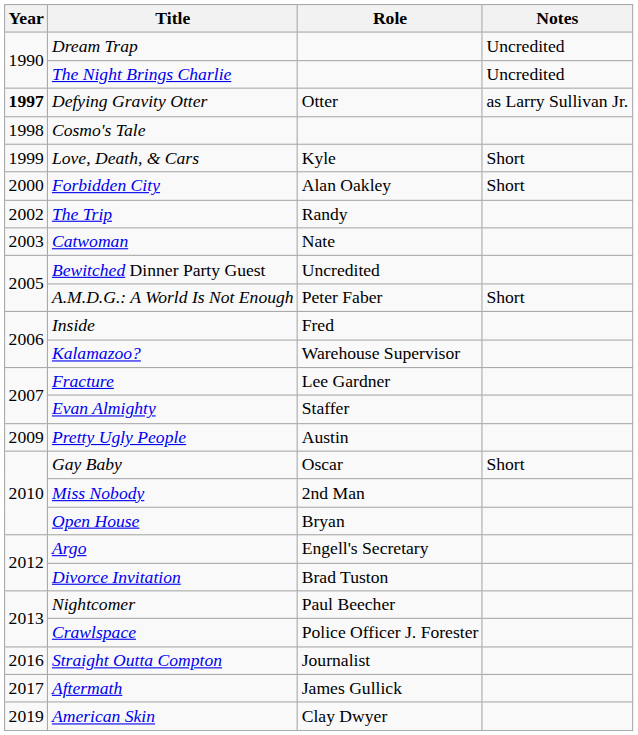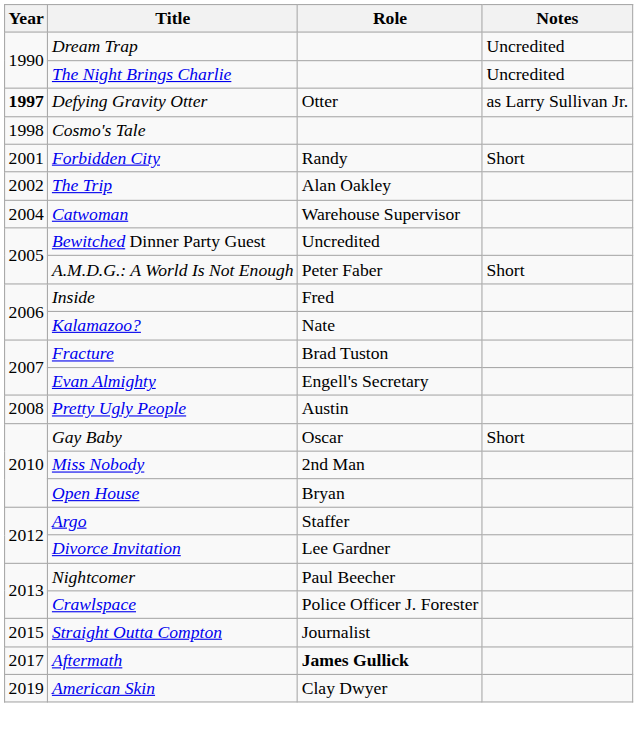- row: (125, 158)
(26, 185) 2000 -> (26, 158) 2001
(346, 185) Alan Oakley -> (325, 158) Randy
(325, 213) Randy -> (346, 185) Alan Oakley
(26, 241) 2003 -> (26, 213) 2004
(318, 241) Nate -> (381, 213) Warehouse Supervisor
(381, 353) Warehouse Supervisor -> (318, 325) Nate
(346, 381) Lee Gardner -> (345, 353) Brad Tuston
(326, 409) Staffer -> (365, 381) Engell's Secretary
(26, 437) 2009 -> (26, 409) 2008
(365, 548) Engell's Secretary -> (326, 520) Staffer
(345, 576) Brad Tuston -> (346, 548) Lee Gardner
(26, 660) 2016 -> (26, 632) 2015
(352, 688) normal -> (355, 660) bold
